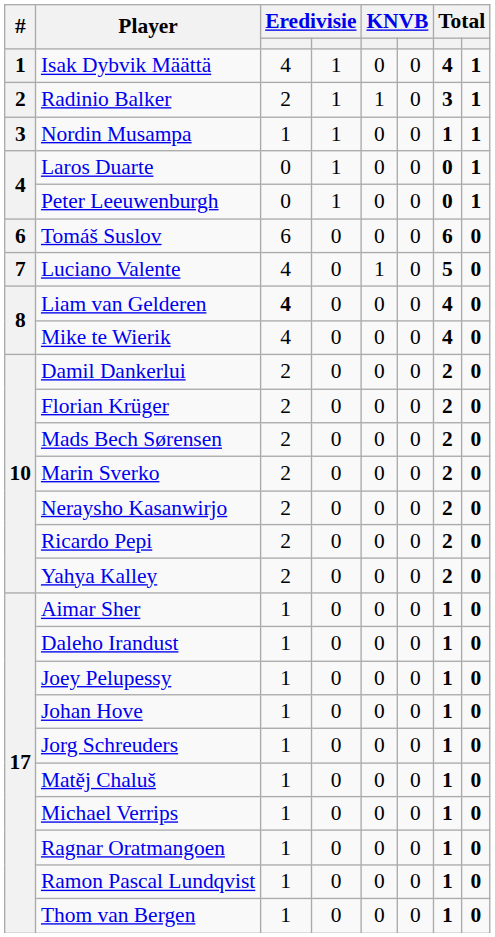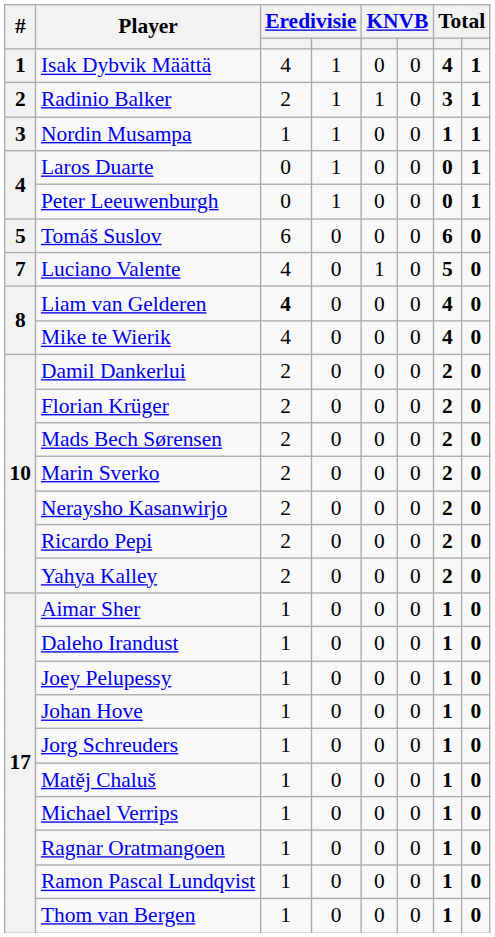(20, 235) 6 -> (20, 235) 5
